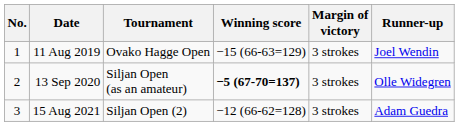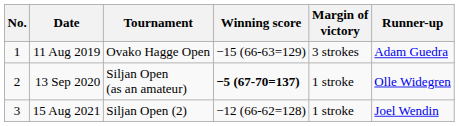(407, 52) Joel Wendin -> (411, 52) Adam Guedra
(335, 81) 3 strokes -> (333, 81) 1 stroke
(335, 111) 3 strokes -> (333, 111) 1 stroke
(411, 111) Adam Guedra -> (407, 111) Joel Wendin
